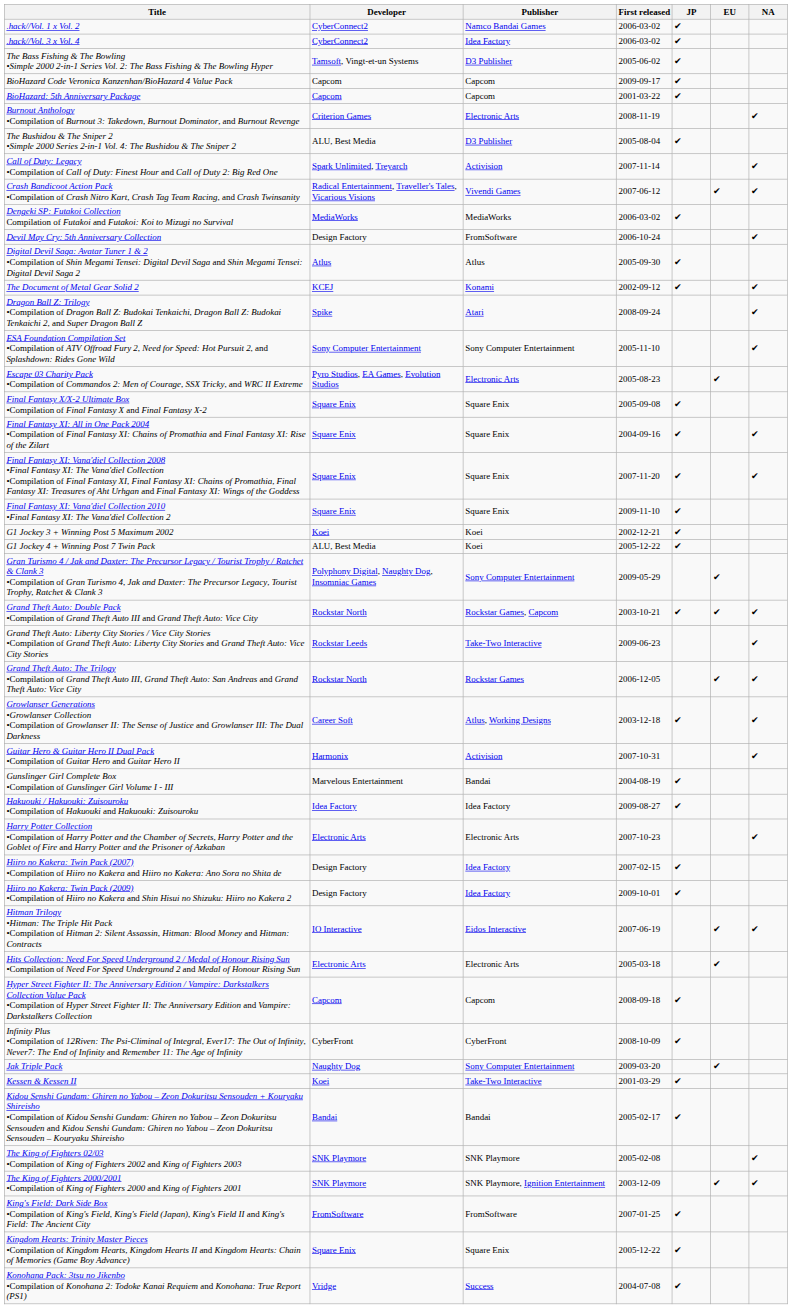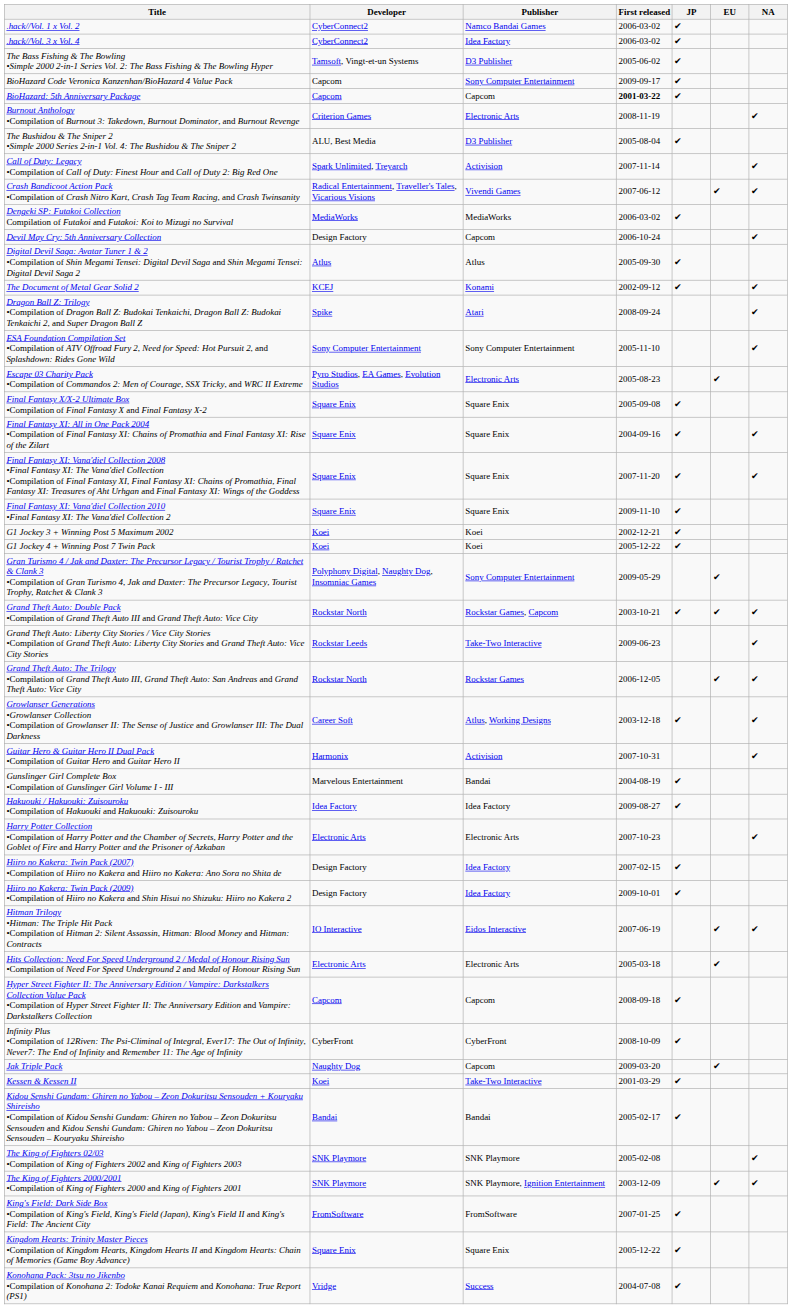(480, 81) Capcom -> (520, 81) Sony Computer Entertainment
(639, 96) normal -> (639, 96) bold
(491, 237) FromSoftware -> (480, 237) Capcom
(344, 547) ALU, Best Media -> (321, 547) Koei
(520, 1067) Sony Computer Entertainment -> (480, 1067) Capcom
